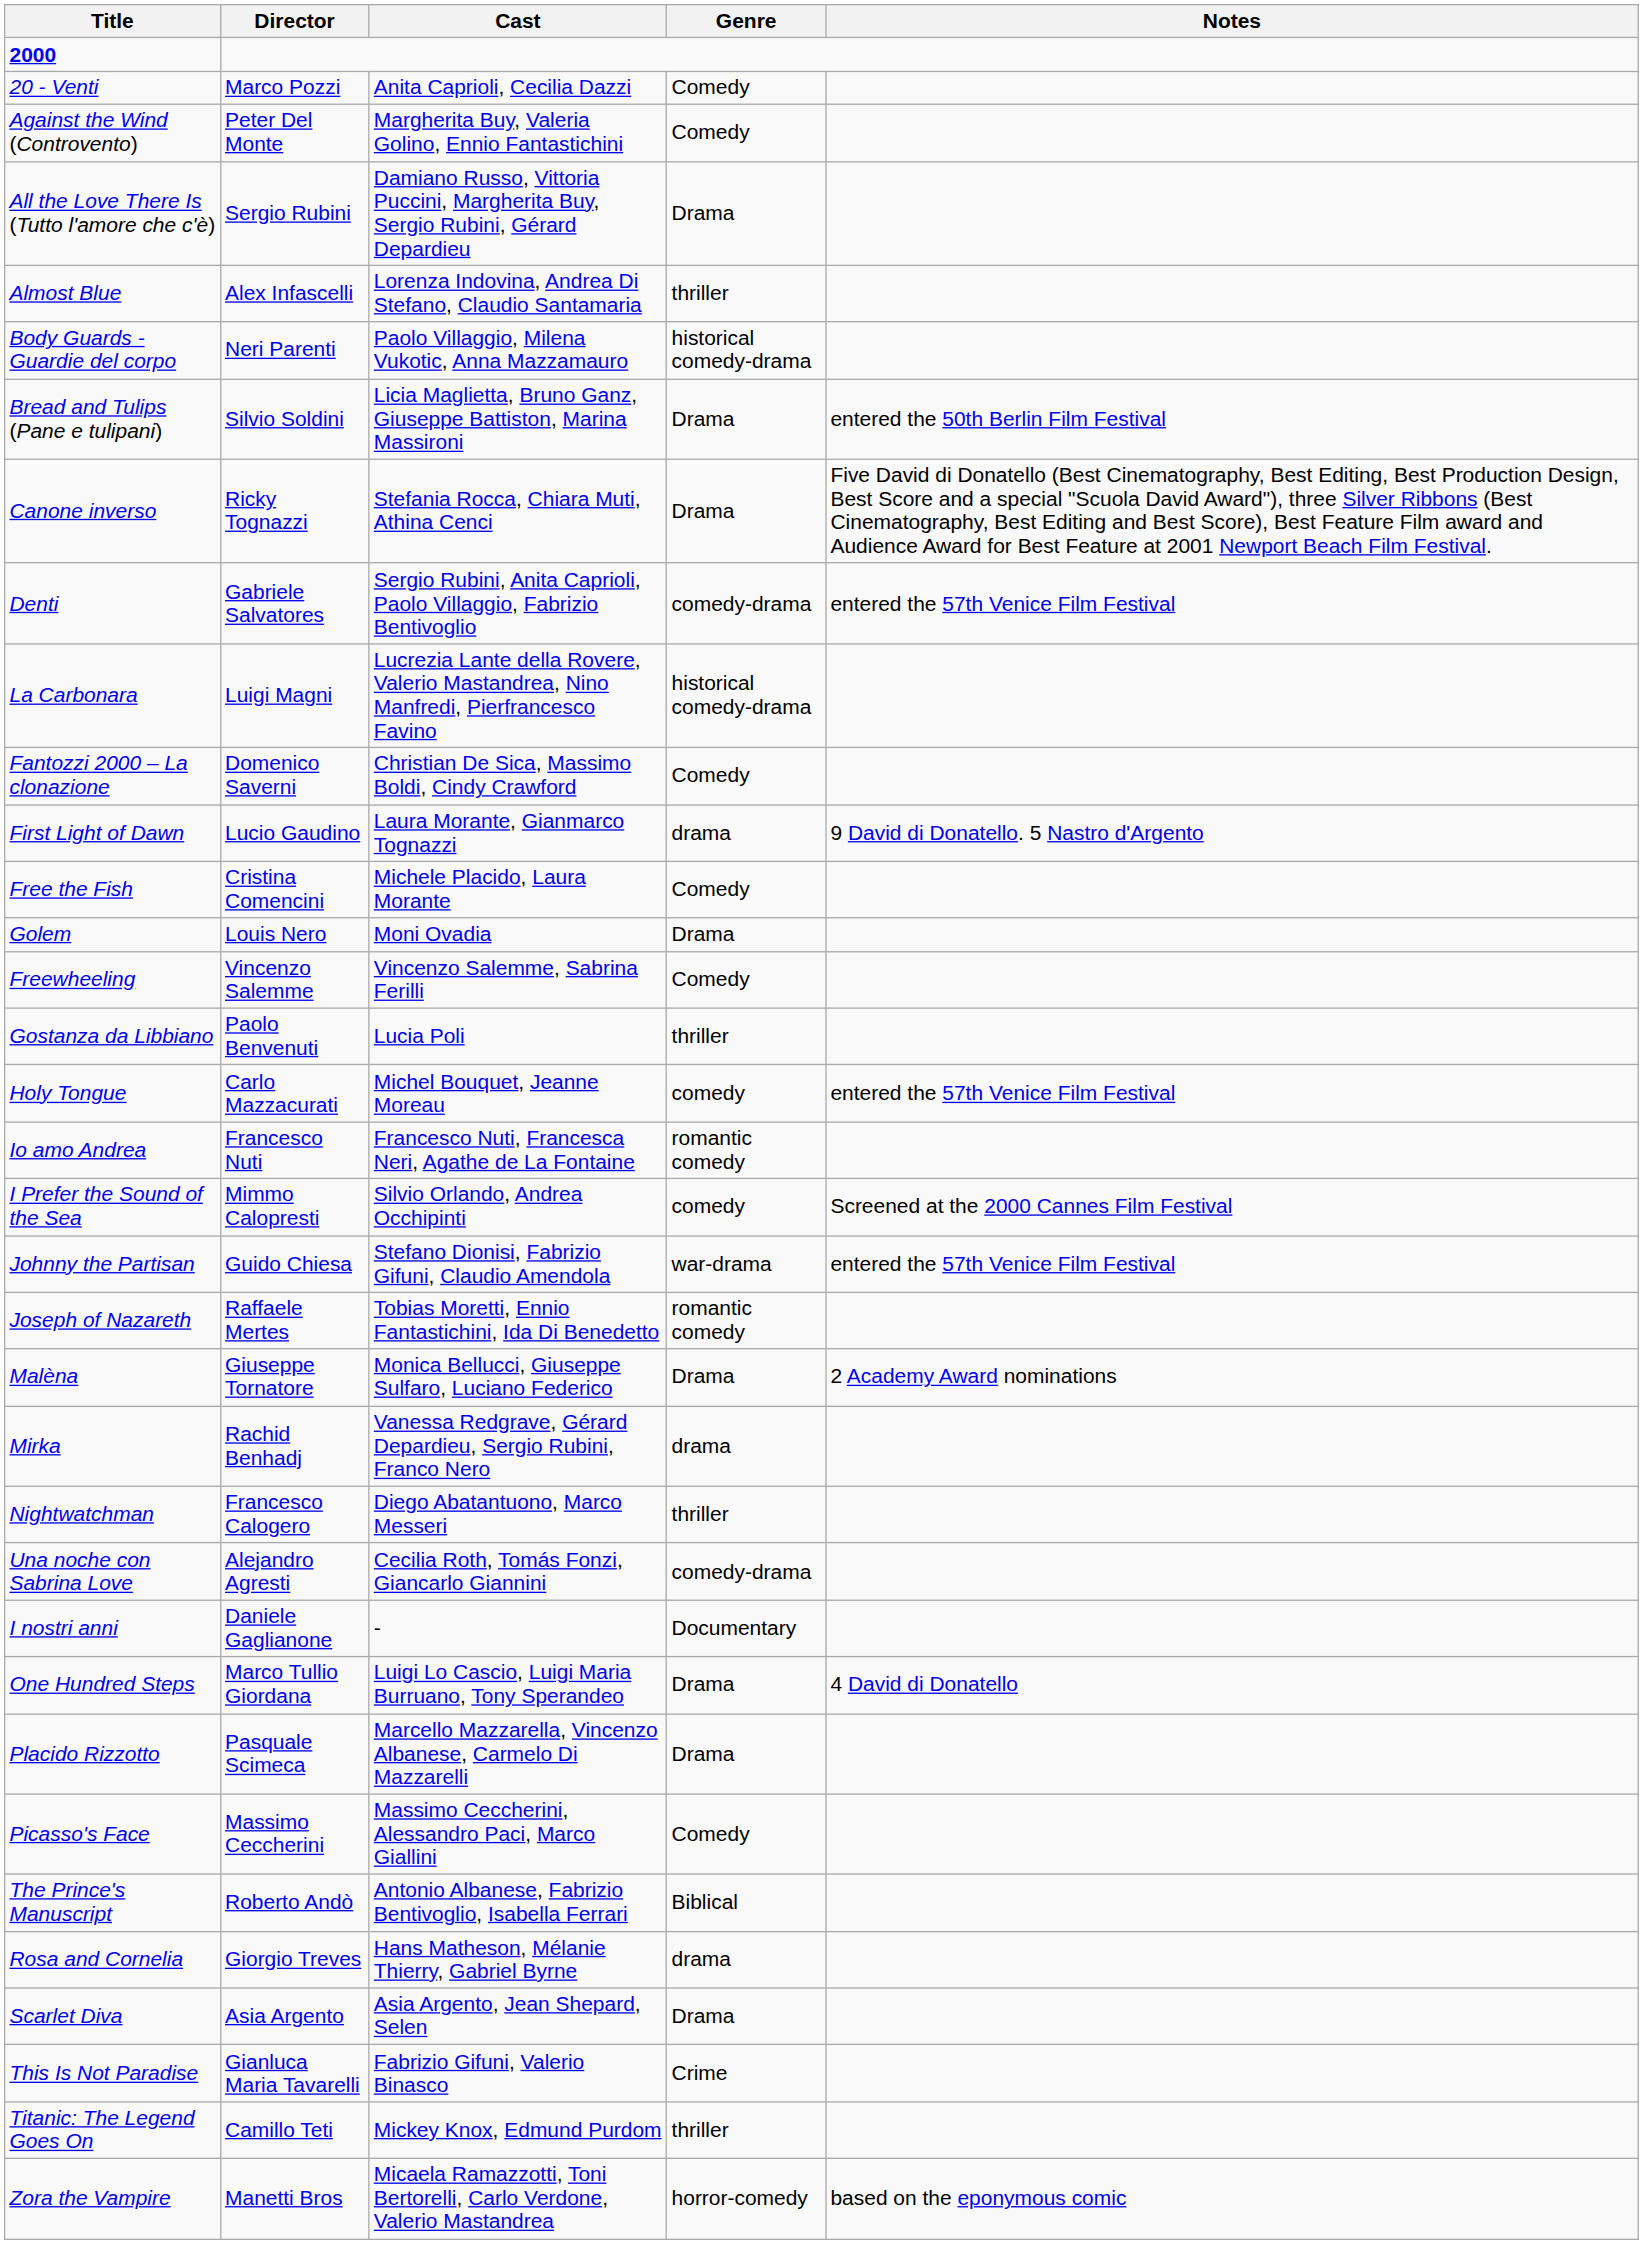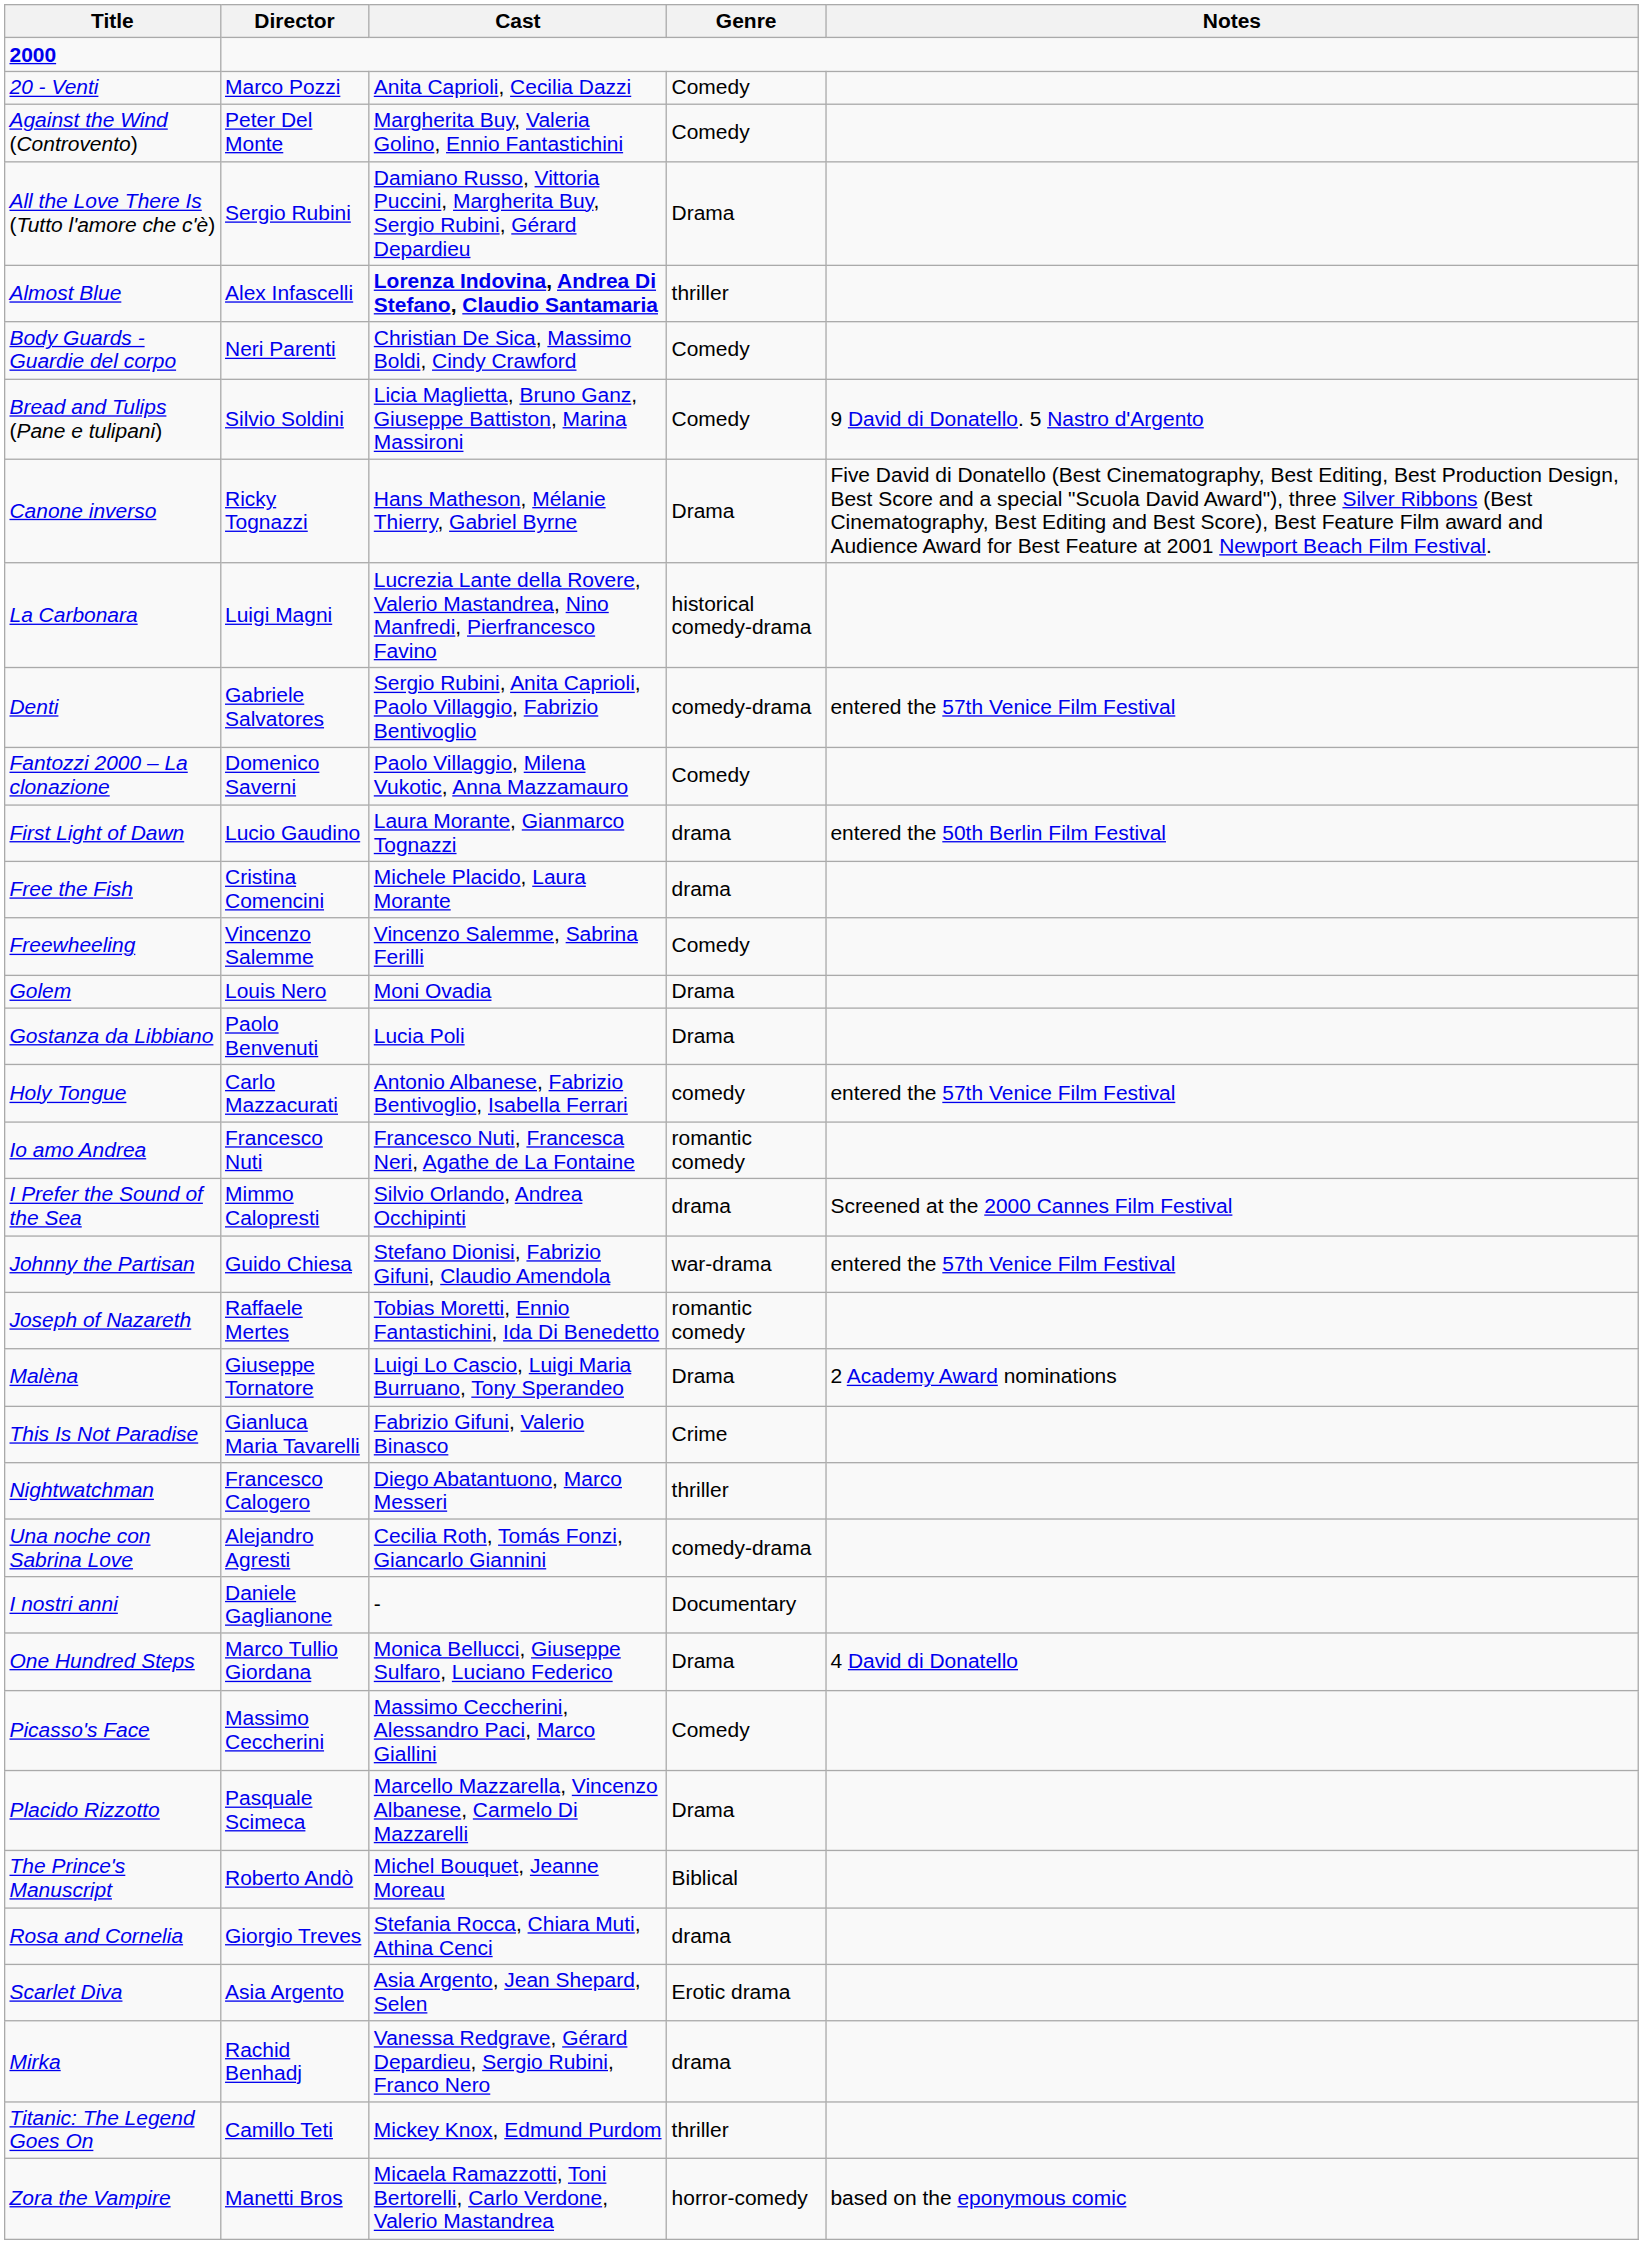(508, 293) normal -> (516, 293) bold
(501, 350) Paolo Villaggio, Milena Vukotic, Anna Mazzamauro -> (503, 350) Christian De Sica, Massimo Boldi, Cindy Crawford
(741, 350) historical comedy-drama -> (711, 350) Comedy
(703, 418) Drama -> (711, 418) Comedy
(998, 418) entered the 50th Berlin Film Festival -> (1017, 418) 9 David di Donatello. 5 Nastro d'Argento
(507, 511) Stefania Rocca, Chiara Muti, Athina Cenci -> (490, 511) Hans Matheson, Mélanie Thierry, Gabriel Byrne
rows swapped: (74, 695) <-> (34, 603)
(503, 775) Christian De Sica, Massimo Boldi, Cindy Crawford -> (501, 775) Paolo Villaggio, Milena Vukotic, Anna Mazzamauro
(1017, 832) 9 David di Donatello. 5 Nastro d'Argento -> (998, 832) entered the 50th Berlin Film Festival
(711, 889) Comedy -> (701, 889) drama
rows swapped: (72, 979) <-> (40, 934)
(700, 1036) thriller -> (703, 1036) Drama
(486, 1093) Michel Bouquet, Jeanne Moreau -> (501, 1093) Antonio Albanese, Fabrizio Bentivoglio, Isabella Ferrari
(708, 1206) comedy -> (701, 1206) drama
(497, 1377) Monica Bellucci, Giuseppe Sulfaro, Luciano Federico -> (503, 1377) Luigi Lo Cascio, Luigi Maria Burruano, Tony Sperandeo
rows swapped: (35, 1445) <-> (104, 2073)
(503, 1684) Luigi Lo Cascio, Luigi Maria Burruano, Tony Sperandeo -> (497, 1661) Monica Bellucci, Giuseppe Sulfaro, Luciano Federico
rows swapped: (80, 1833) <-> (85, 1753)
(501, 1902) Antonio Albanese, Fabrizio Bentivoglio, Isabella Ferrari -> (486, 1879) Michel Bouquet, Jeanne Moreau
(490, 1959) Hans Matheson, Mélanie Thierry, Gabriel Byrne -> (507, 1935) Stefania Rocca, Chiara Muti, Athina Cenci
(703, 2016) Drama -> (731, 1992) Erotic drama
